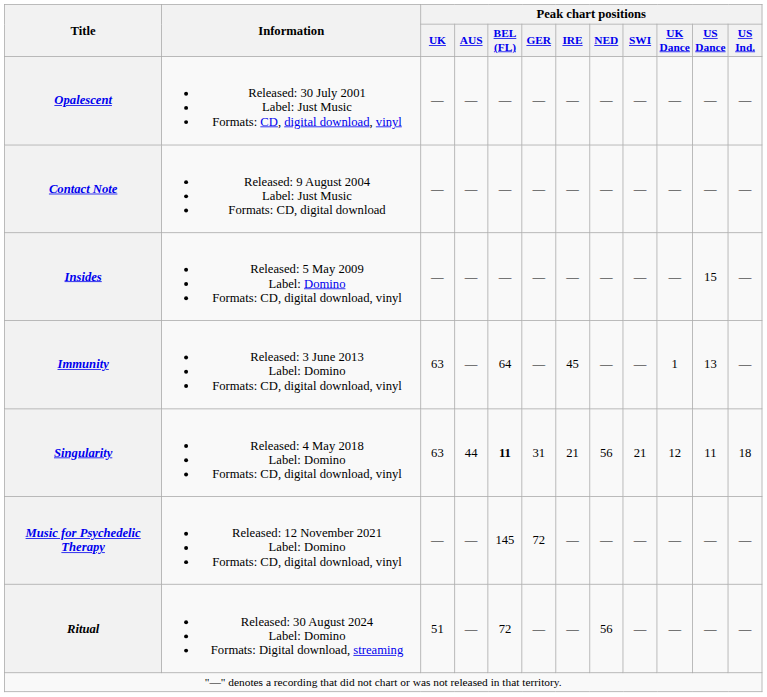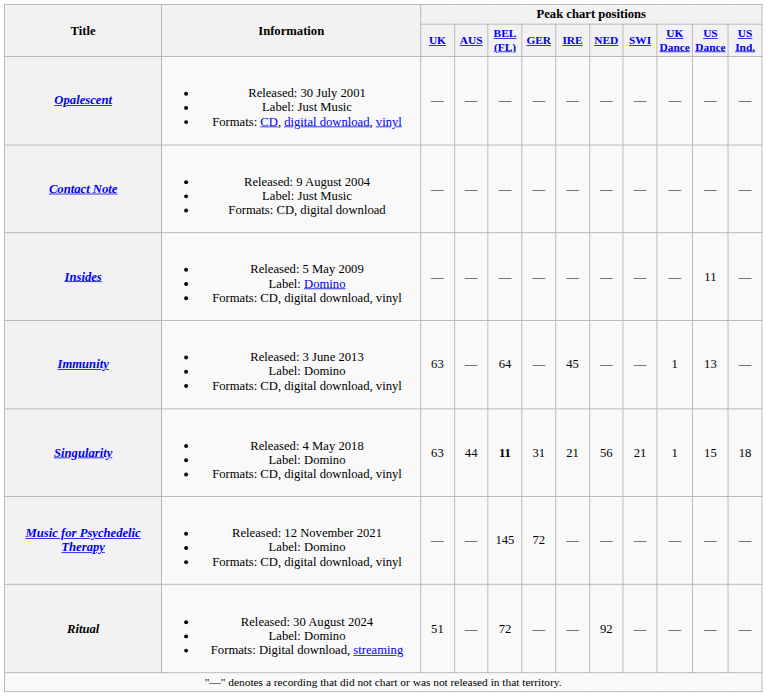(710, 276) 15 -> (710, 276) 11
(675, 452) 12 -> (675, 452) 1
(710, 452) 11 -> (710, 452) 15
(606, 628) 56 -> (606, 628) 92
